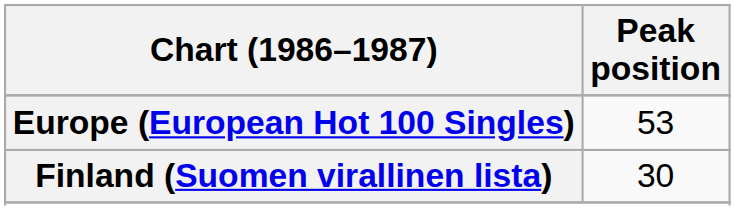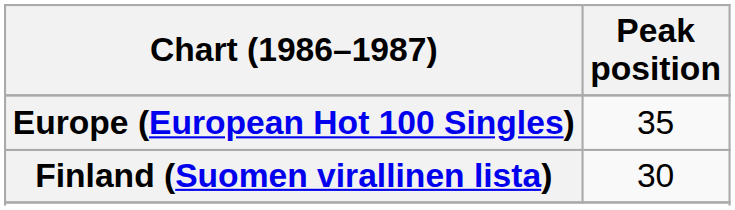(656, 122) 53 -> (656, 122) 35
